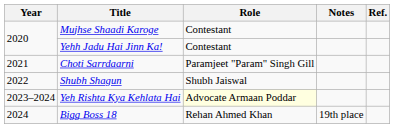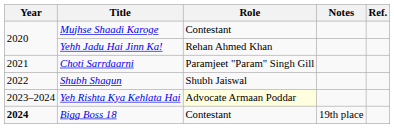(208, 47) Contestant -> (229, 47) Rehan Ahmed Khan
(18, 115) normal -> (18, 115) bold
(229, 115) Rehan Ahmed Khan -> (208, 115) Contestant
